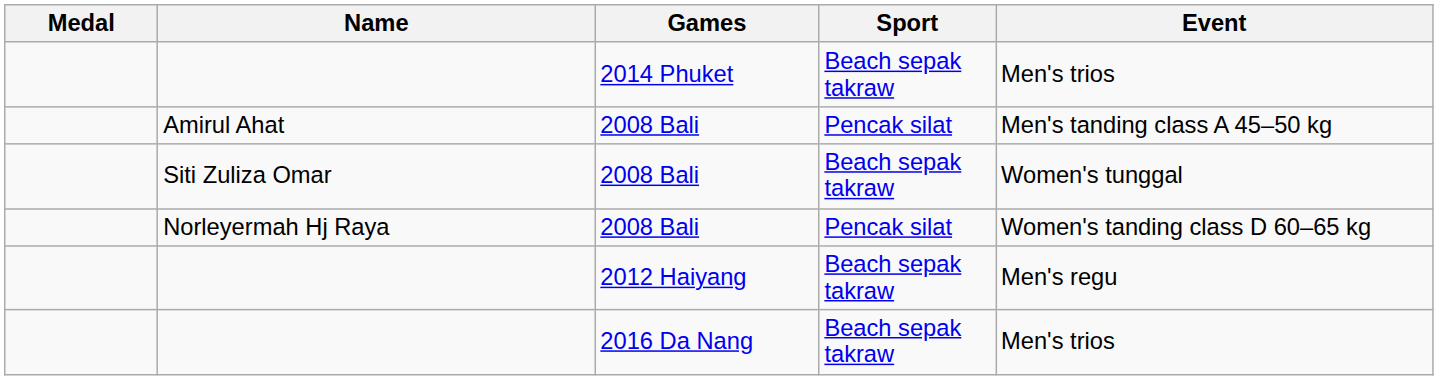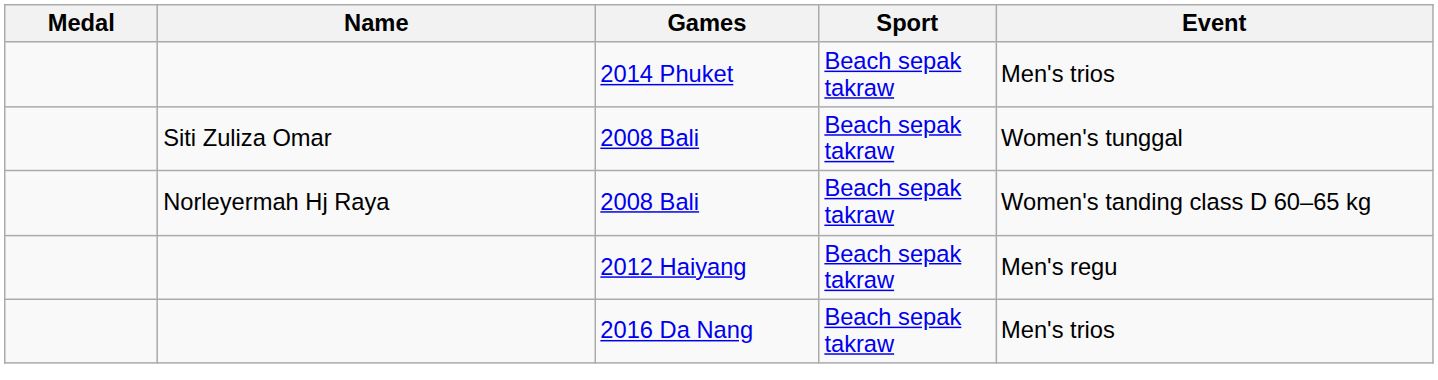- row: (224, 125)
(888, 226) Pencak silat -> (893, 202) Beach sepak takraw
